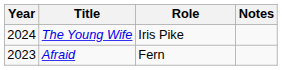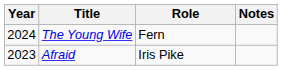(161, 34) Iris Pike -> (152, 34) Fern
(152, 55) Fern -> (161, 55) Iris Pike
